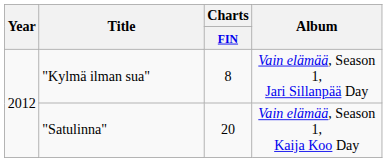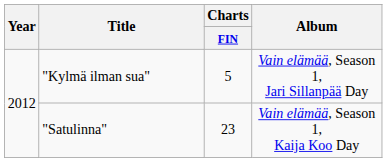(228, 76) 8 -> (228, 76) 5
(228, 130) 20 -> (228, 130) 23
